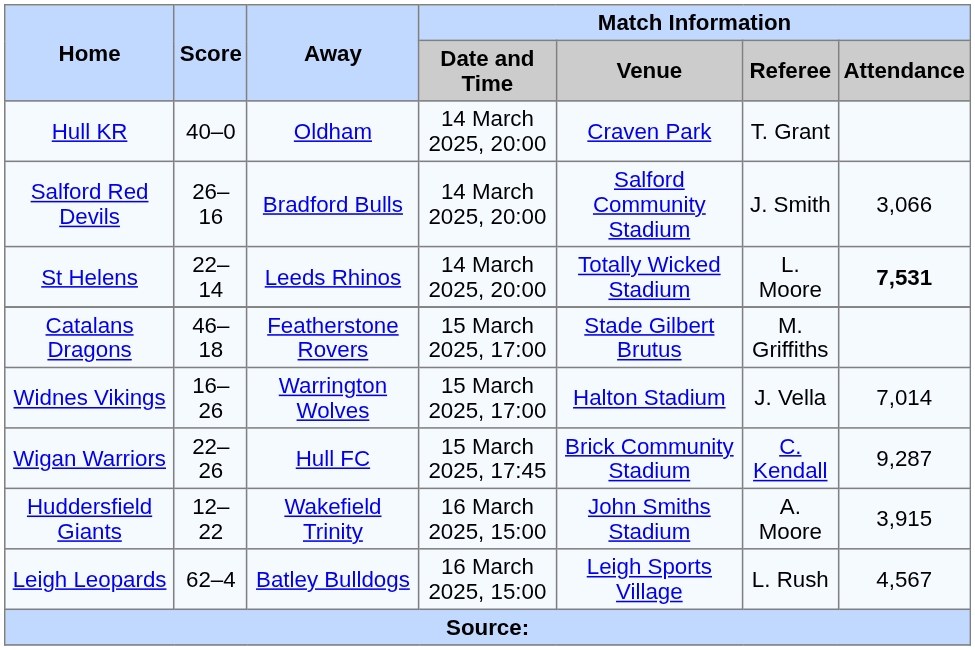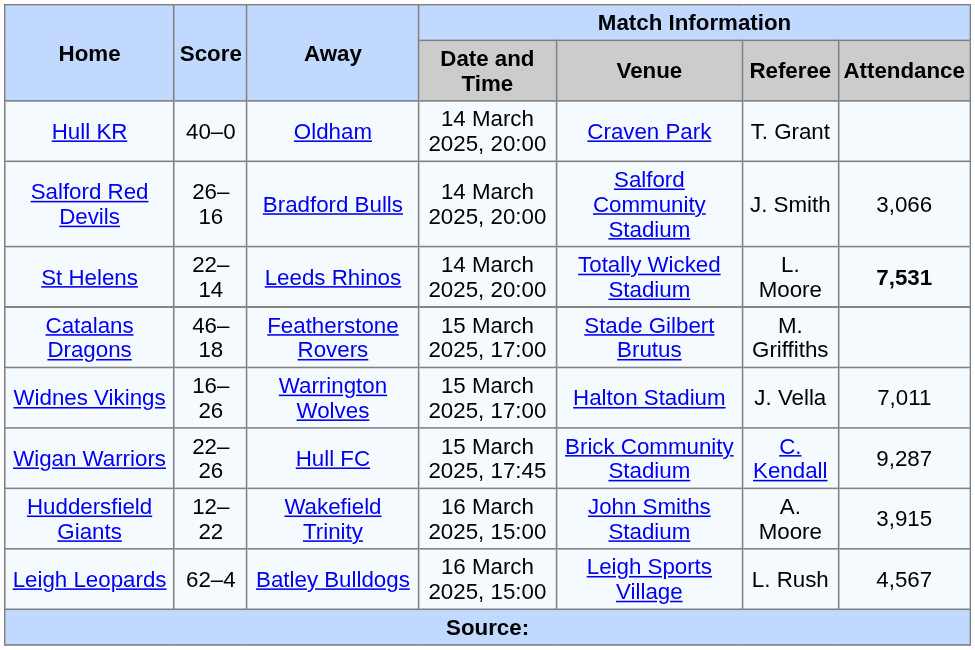(904, 398) 7,014 -> (904, 398) 7,011
